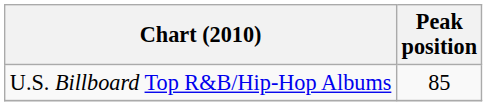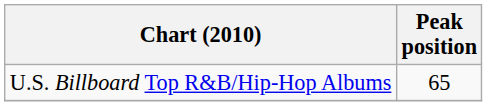(439, 82) 85 -> (439, 82) 65
